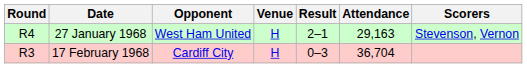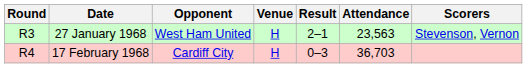(27, 33) R4 -> (27, 33) R3
(376, 33) 29,163 -> (376, 33) 23,563
(27, 53) R3 -> (27, 53) R4
(376, 53) 36,704 -> (376, 53) 36,703
